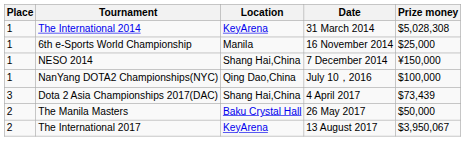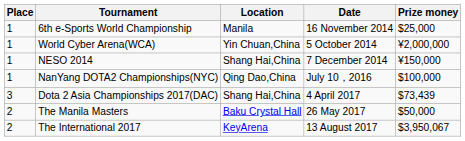- row: (89, 28)
+ row: (97, 45)
